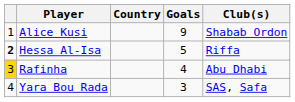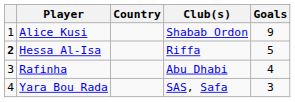columns swapped: (183, 14) <-> (247, 14)
(11, 69) gold background -> (11, 69) no background
